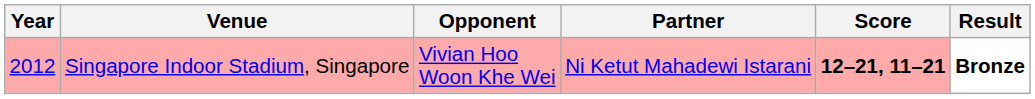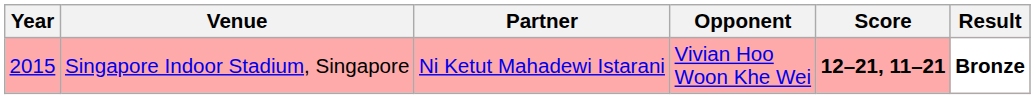columns swapped: (688, 21) <-> (487, 21)
(32, 65) 2012 -> (32, 65) 2015
